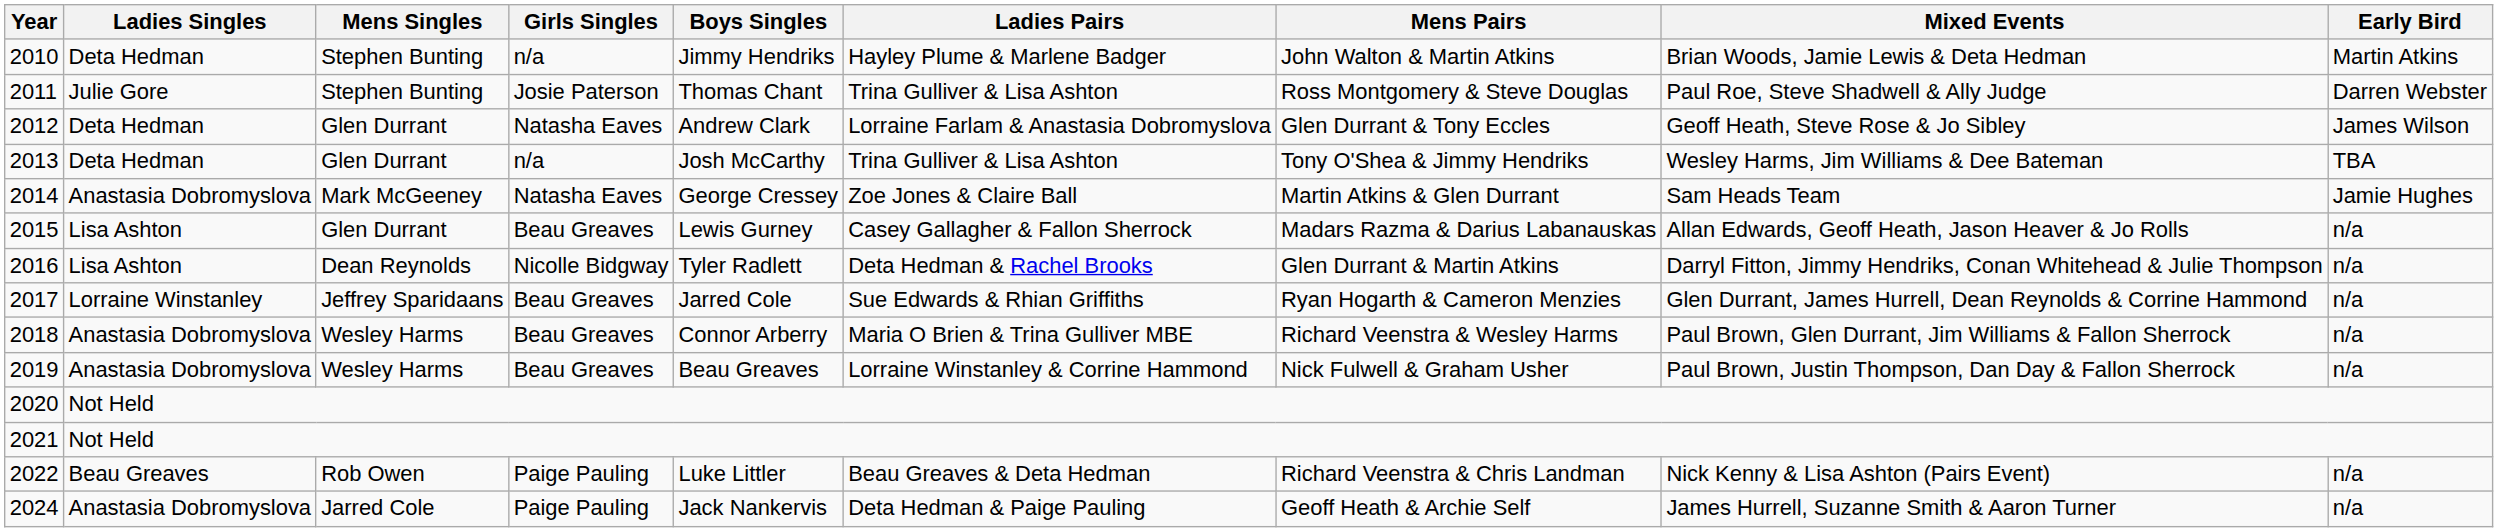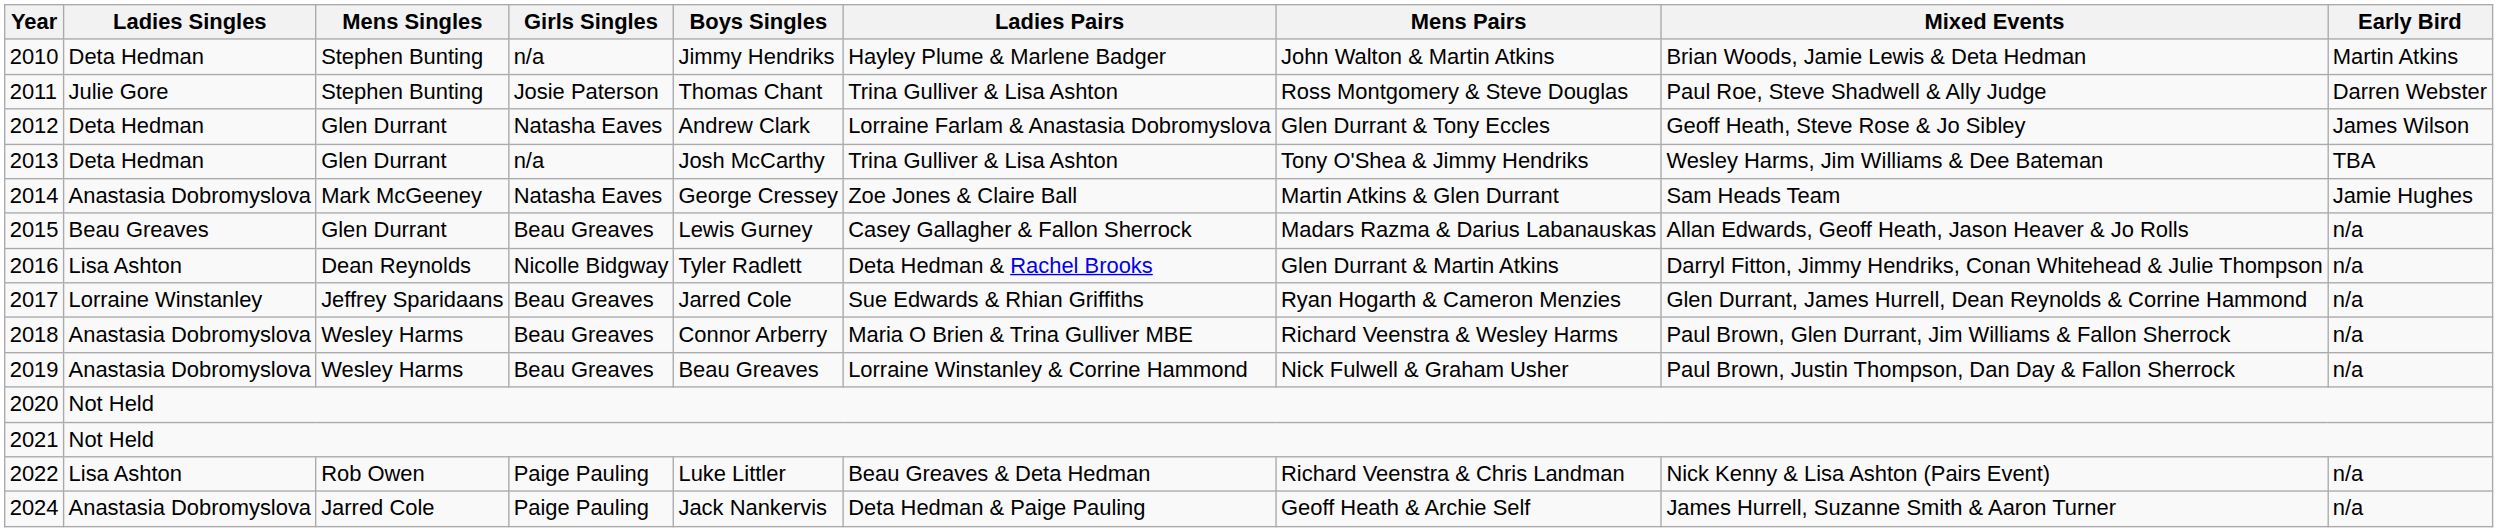(125, 230) Lisa Ashton -> (139, 230) Beau Greaves
(139, 473) Beau Greaves -> (125, 473) Lisa Ashton
